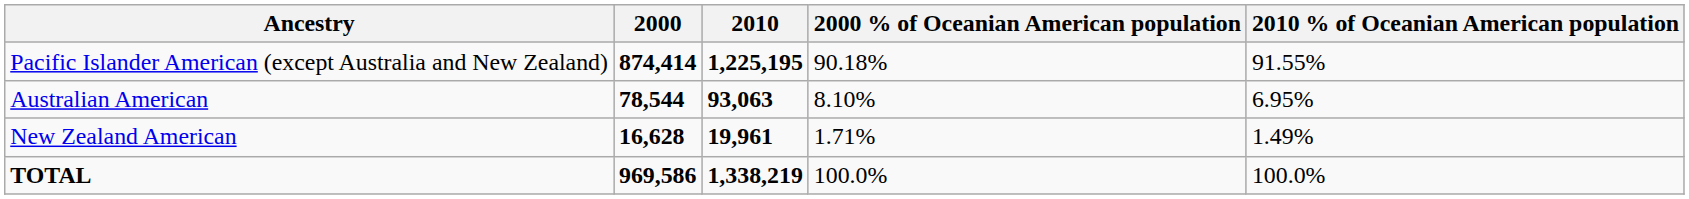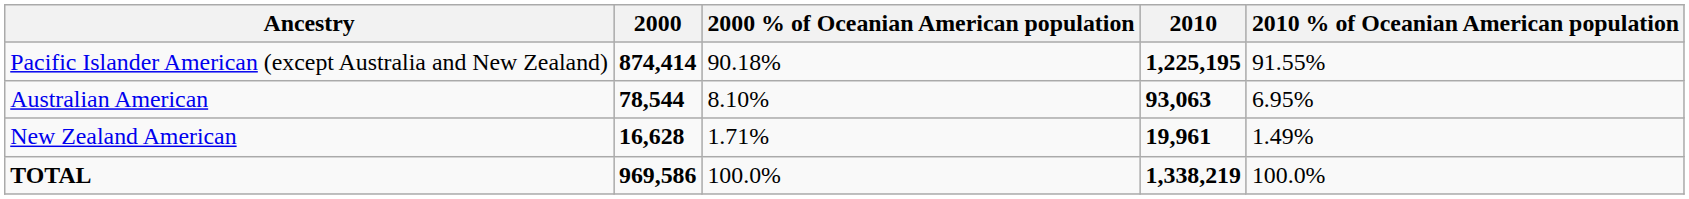columns swapped: (1027, 23) <-> (755, 23)
